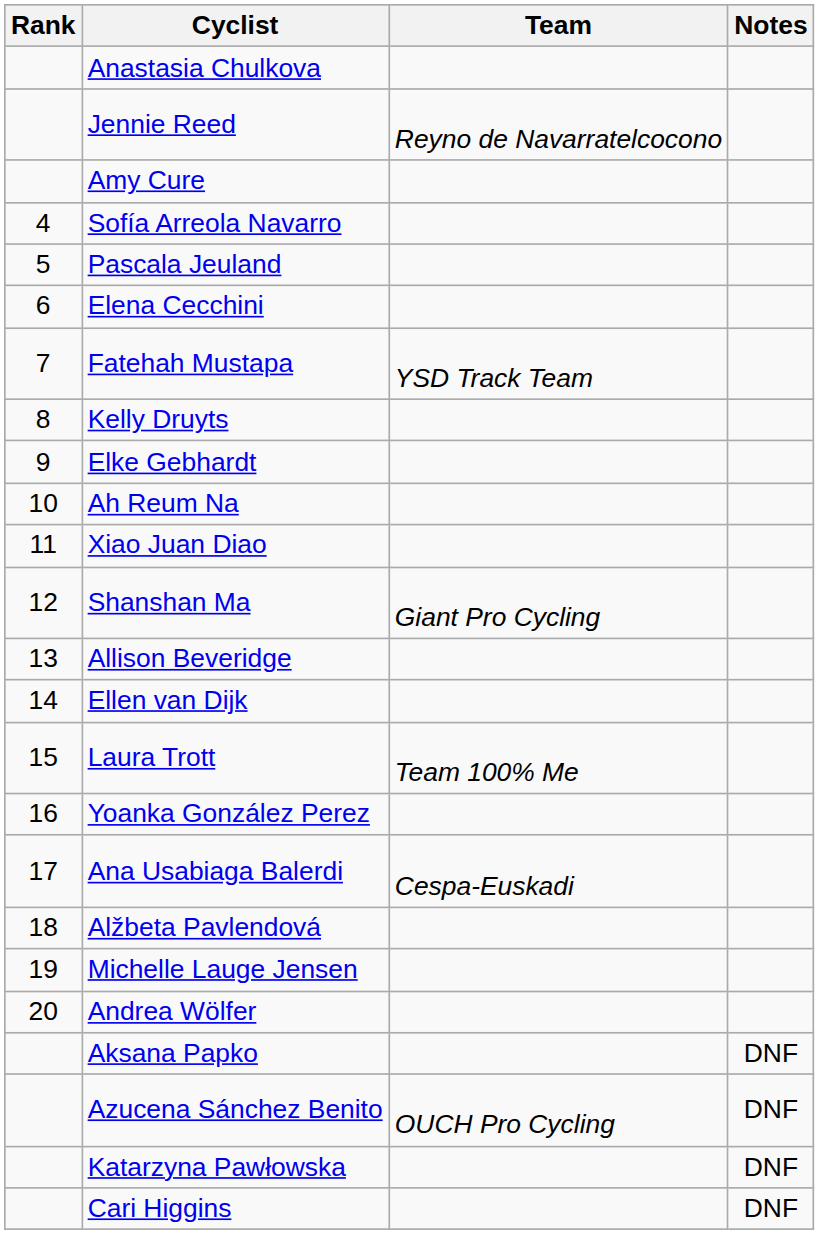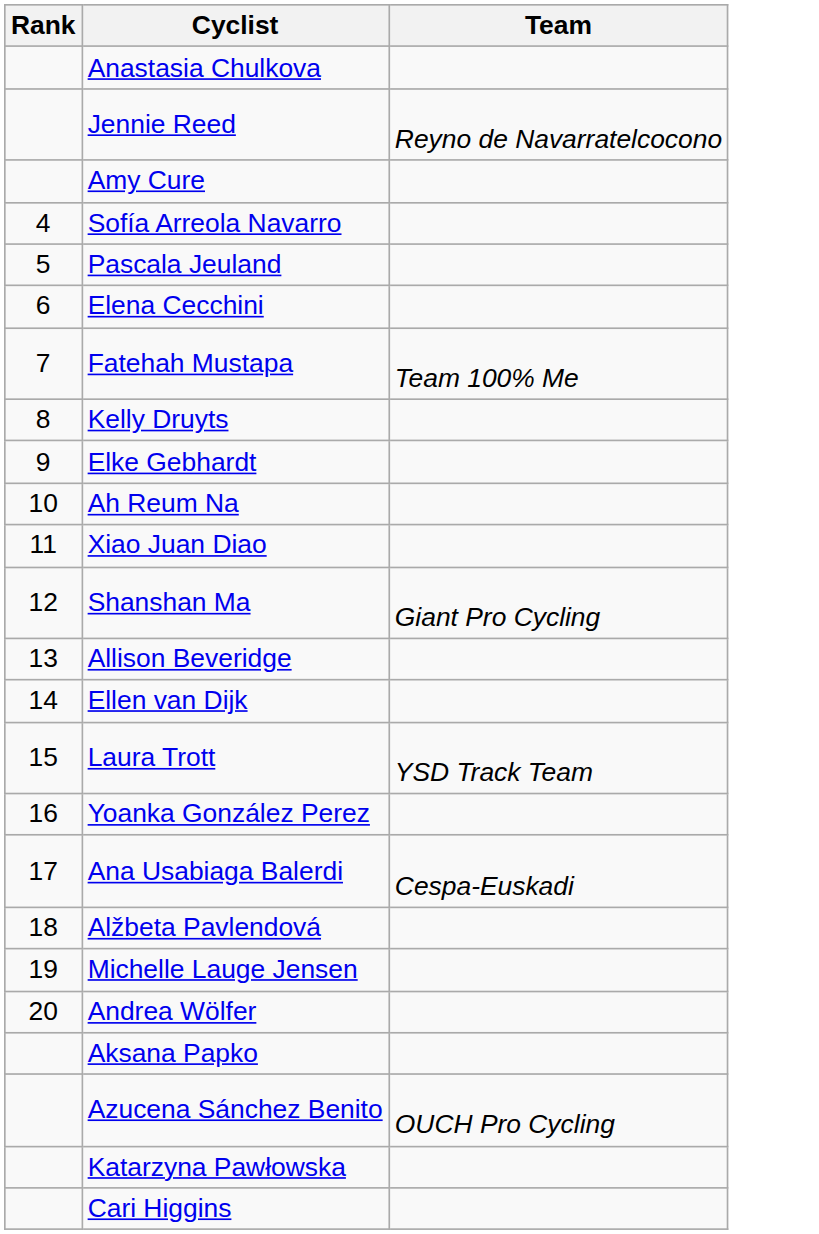- column: (771, 25)
(494, 377) YSD Track Team -> (487, 377) Team 100% Me
(487, 772) Team 100% Me -> (494, 772) YSD Track Team
